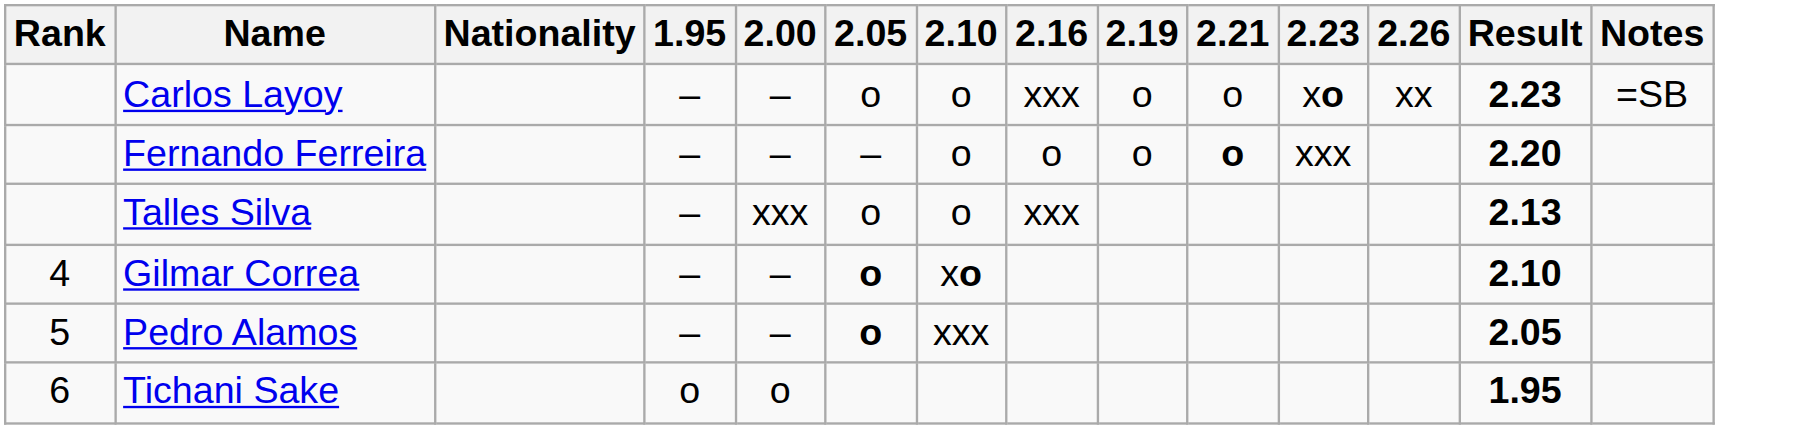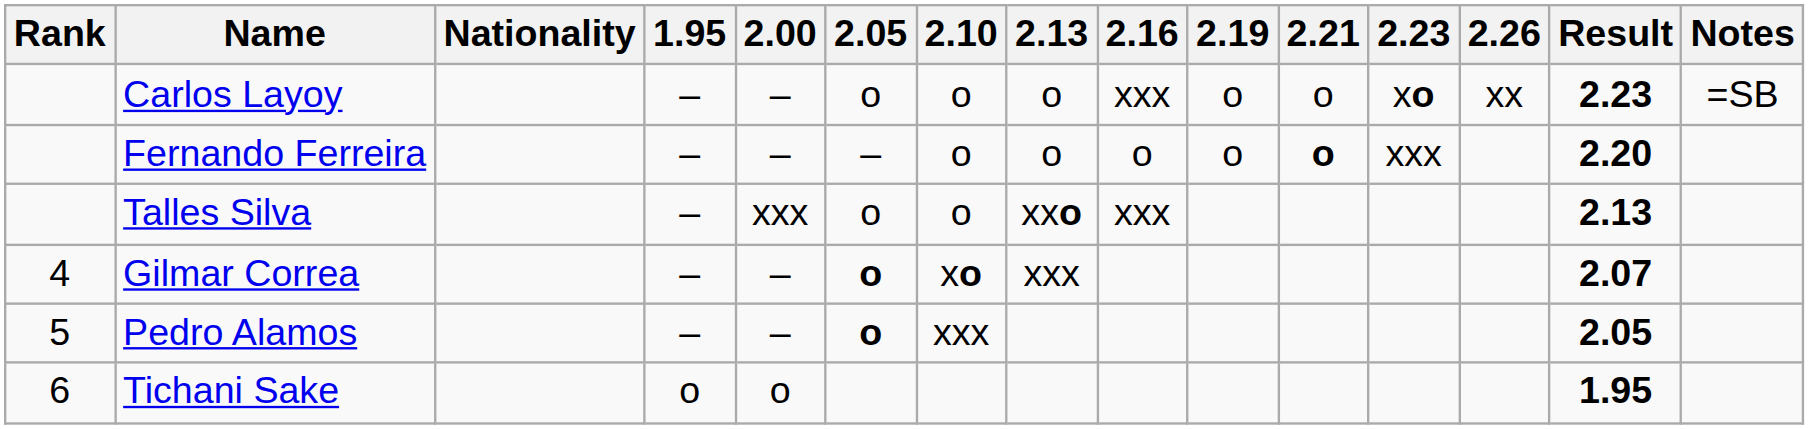+ column: (1052, 34)
(1525, 272) 2.10 -> (1616, 272) 2.07
